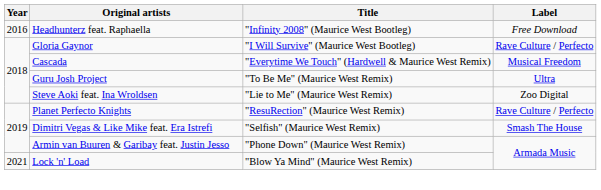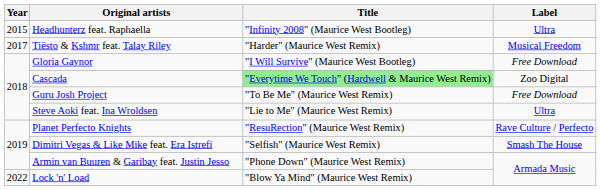(17, 29) 2016 -> (17, 29) 2015
(544, 29) Free Download -> (544, 29) Ultra
+ row: (102, 45)
(544, 45) Rave Culture / Perfecto -> (544, 62) Free Download
(368, 62) no background -> (368, 78) lightgreen background
(544, 62) Musical Freedom -> (544, 78) Zoo Digital
(544, 78) Ultra -> (544, 95) Free Download
(544, 95) Zoo Digital -> (544, 111) Ultra
(17, 161) 2021 -> (17, 177) 2022
